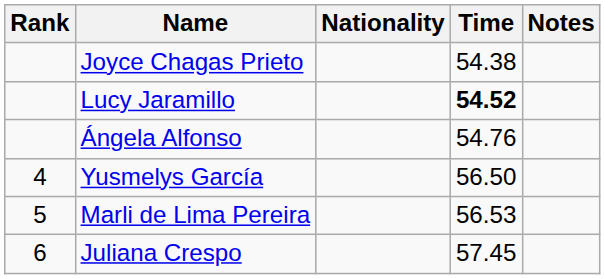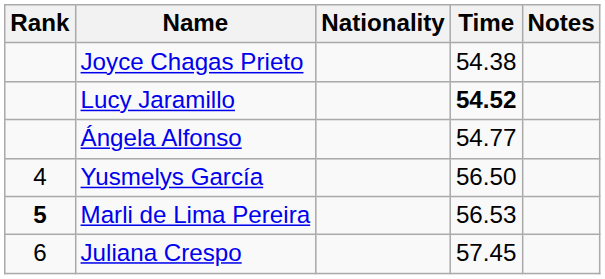(486, 138) 54.76 -> (486, 138) 54.77
(40, 215) normal -> (40, 215) bold
